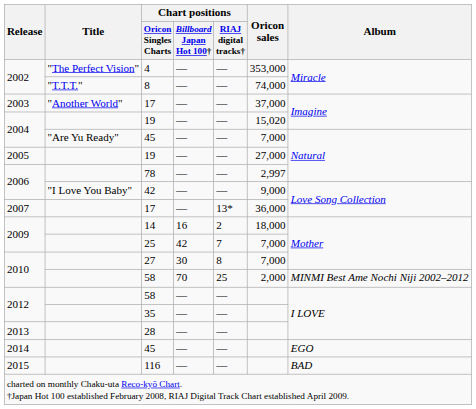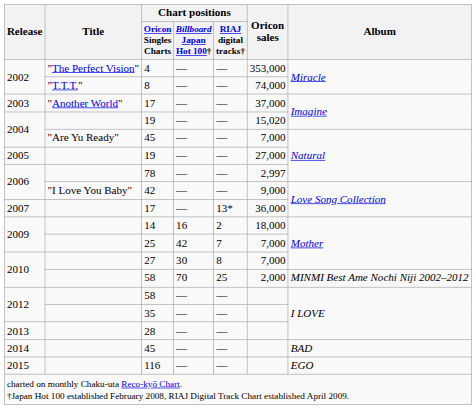(302, 348) EGO -> (301, 348) BAD
(301, 365) BAD -> (302, 365) EGO
